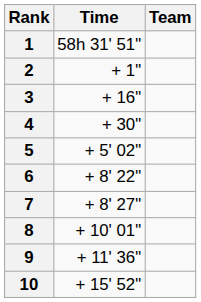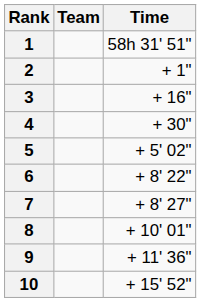columns swapped: (170, 17) <-> (99, 17)
